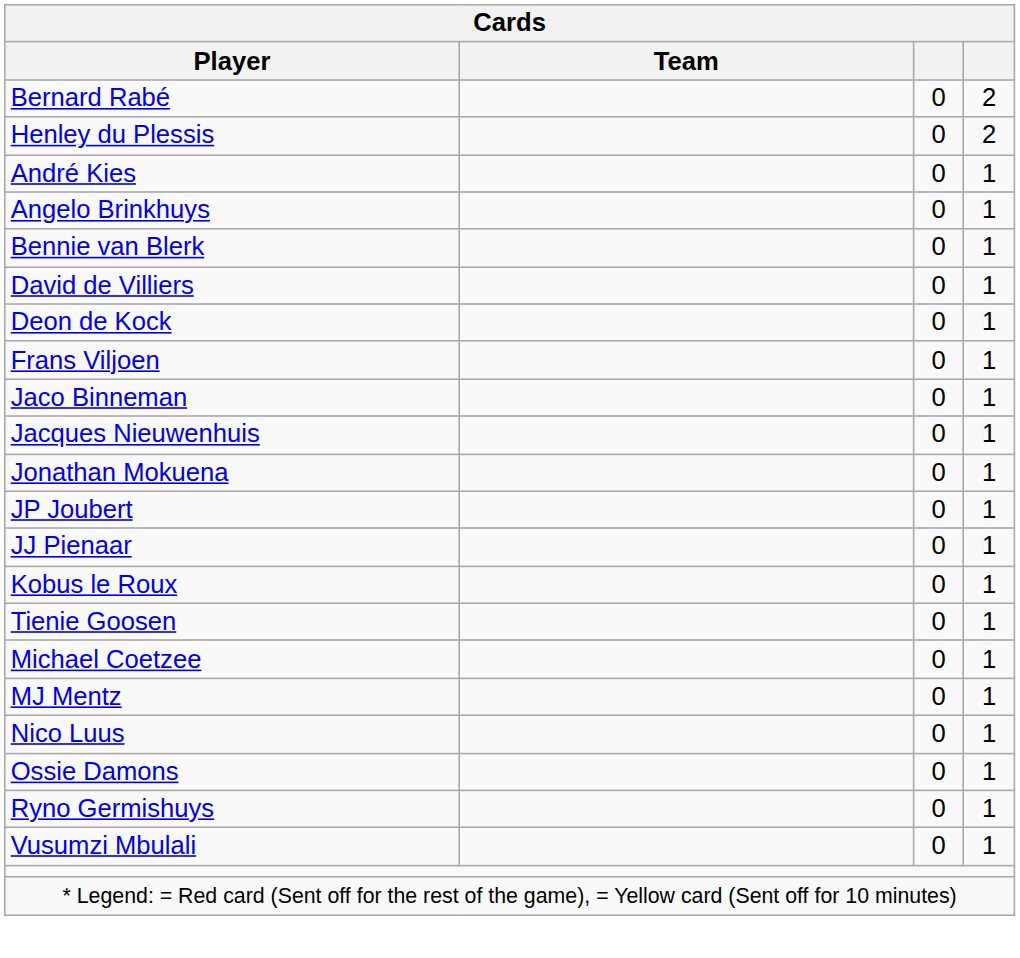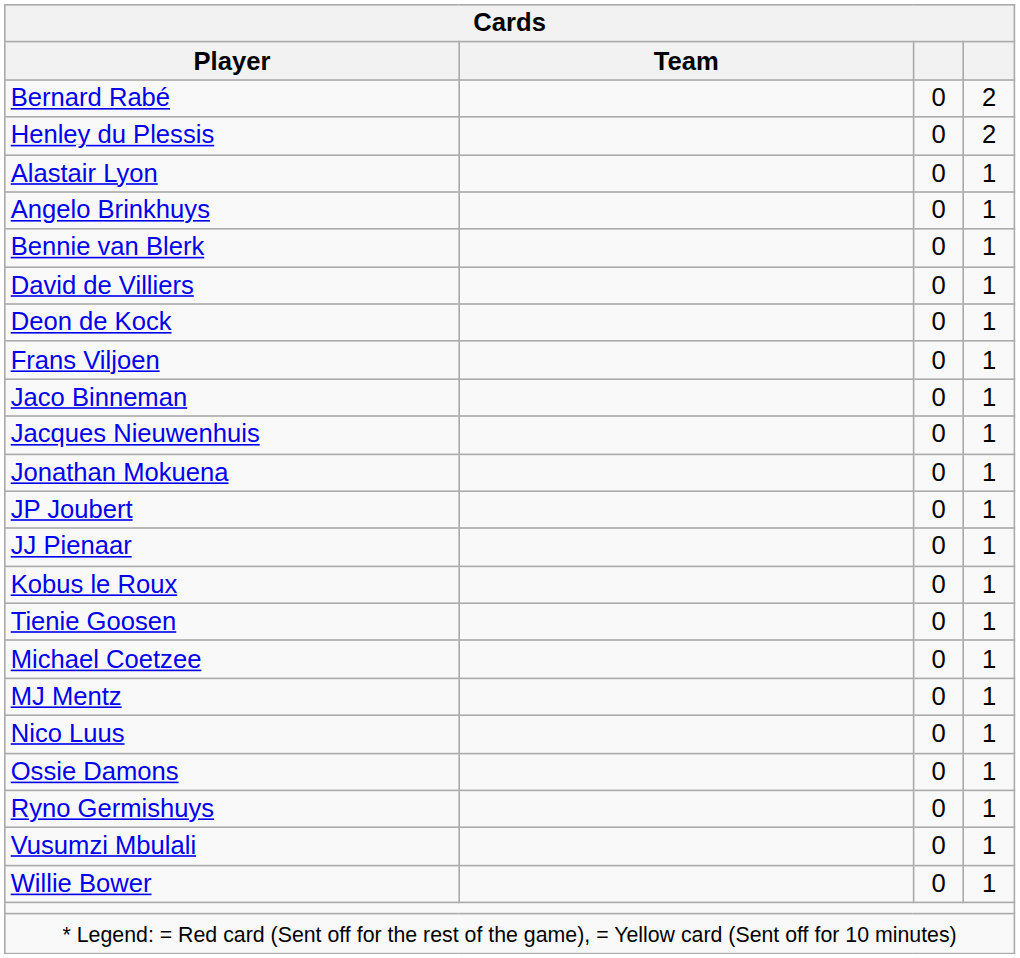+ row: (84, 172)
- row: (73, 172)
+ row: (81, 883)
